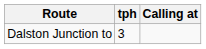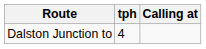(121, 33) 3 -> (121, 33) 4
